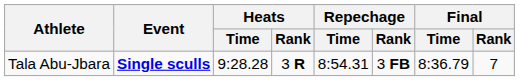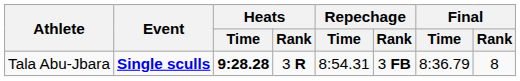(243, 64) normal -> (243, 64) bold
(494, 64) 7 -> (495, 64) 8
